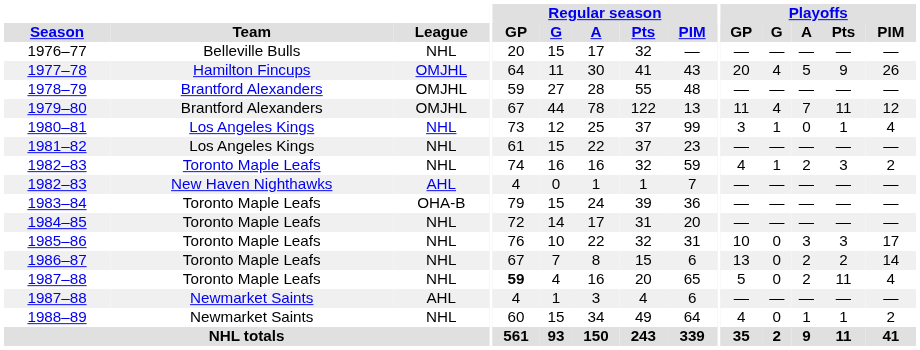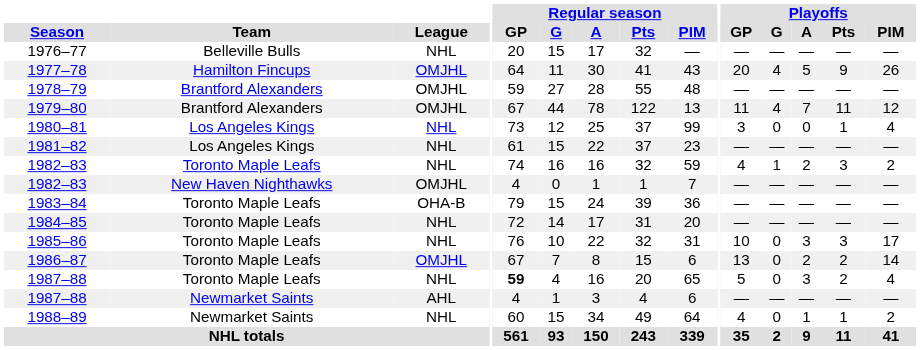(777, 127) 1 -> (777, 127) 0
(441, 184) AHL -> (441, 184) OMJHL
(441, 260) NHL -> (441, 260) OMJHL
(806, 279) 2 -> (806, 279) 3
(843, 279) 11 -> (843, 279) 2
